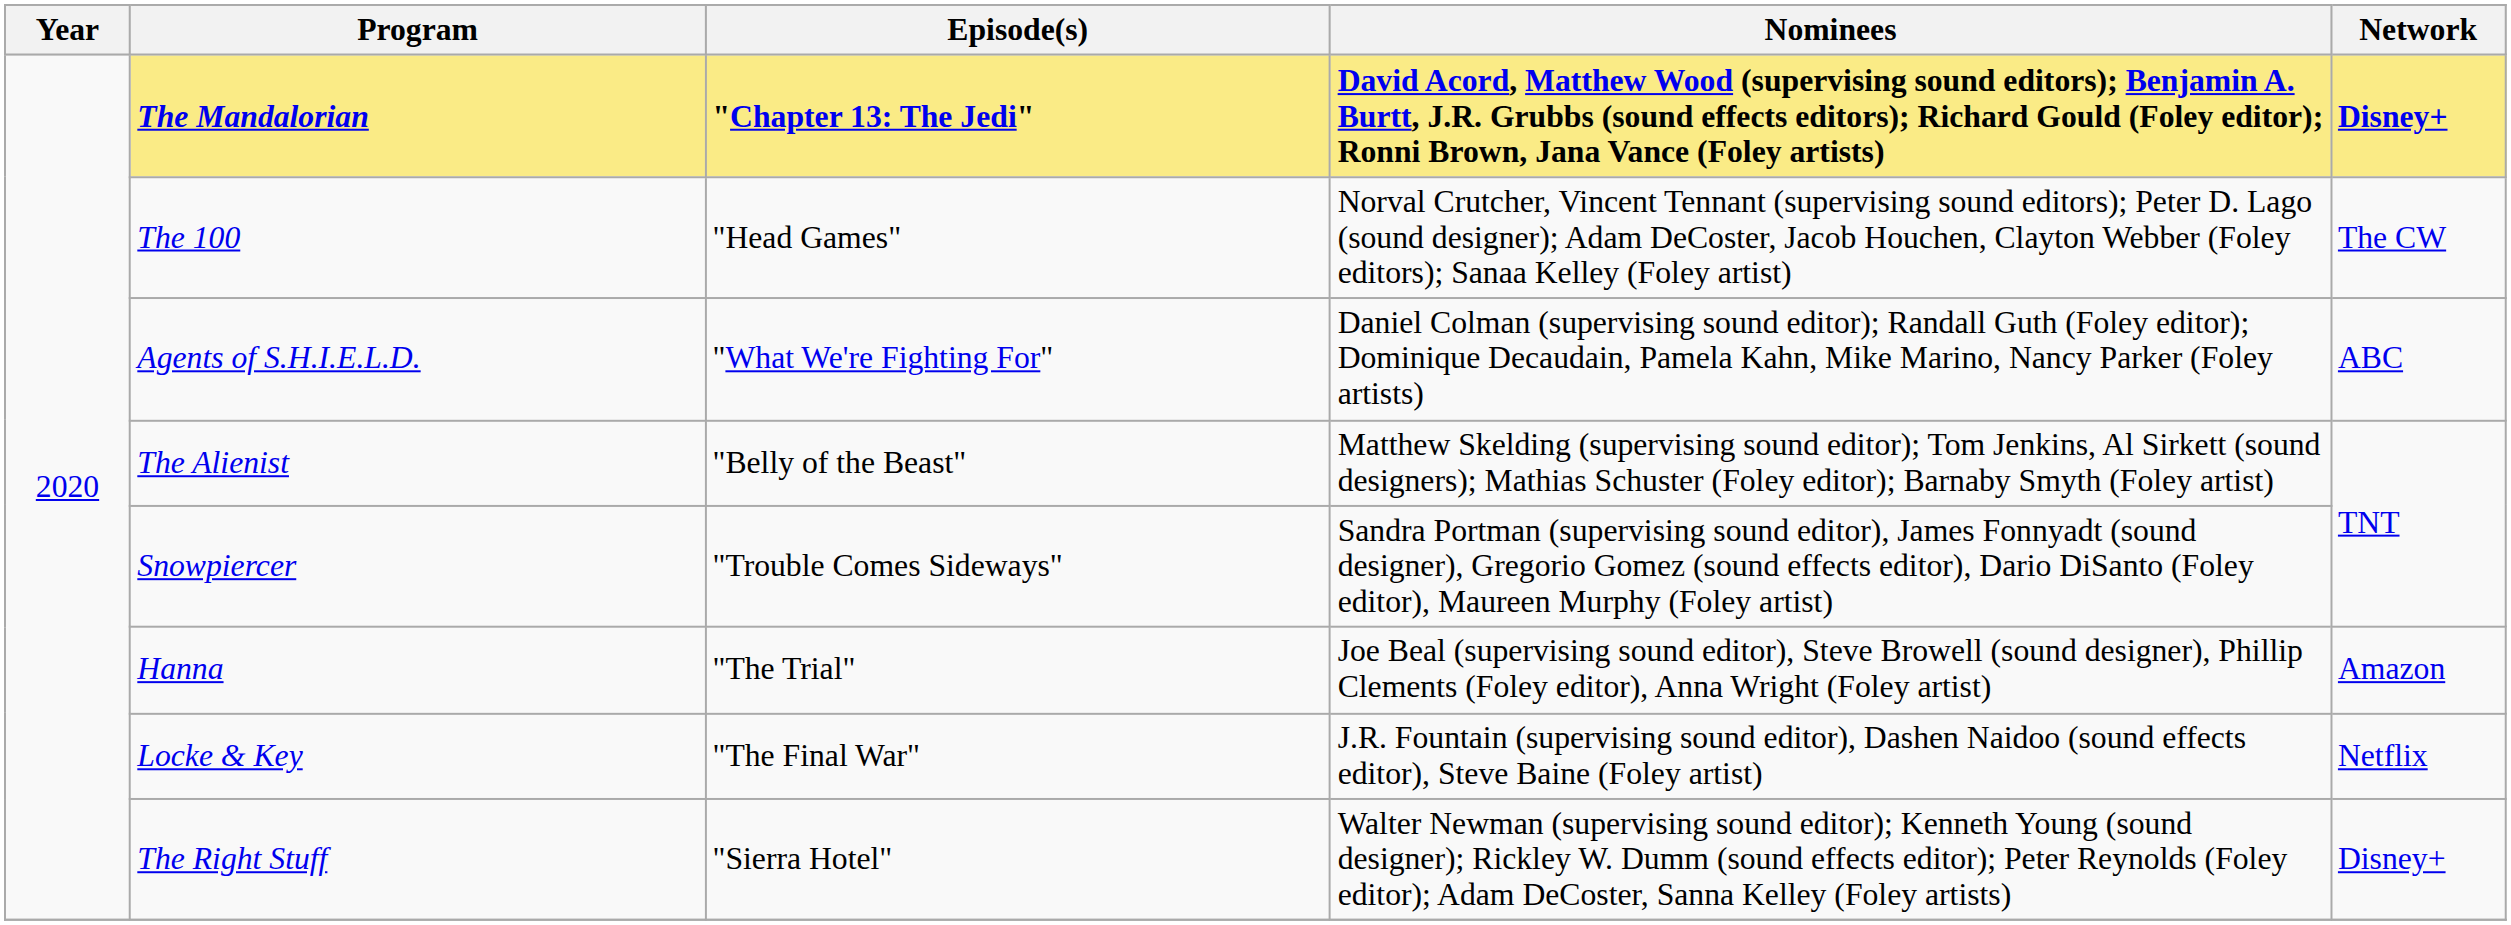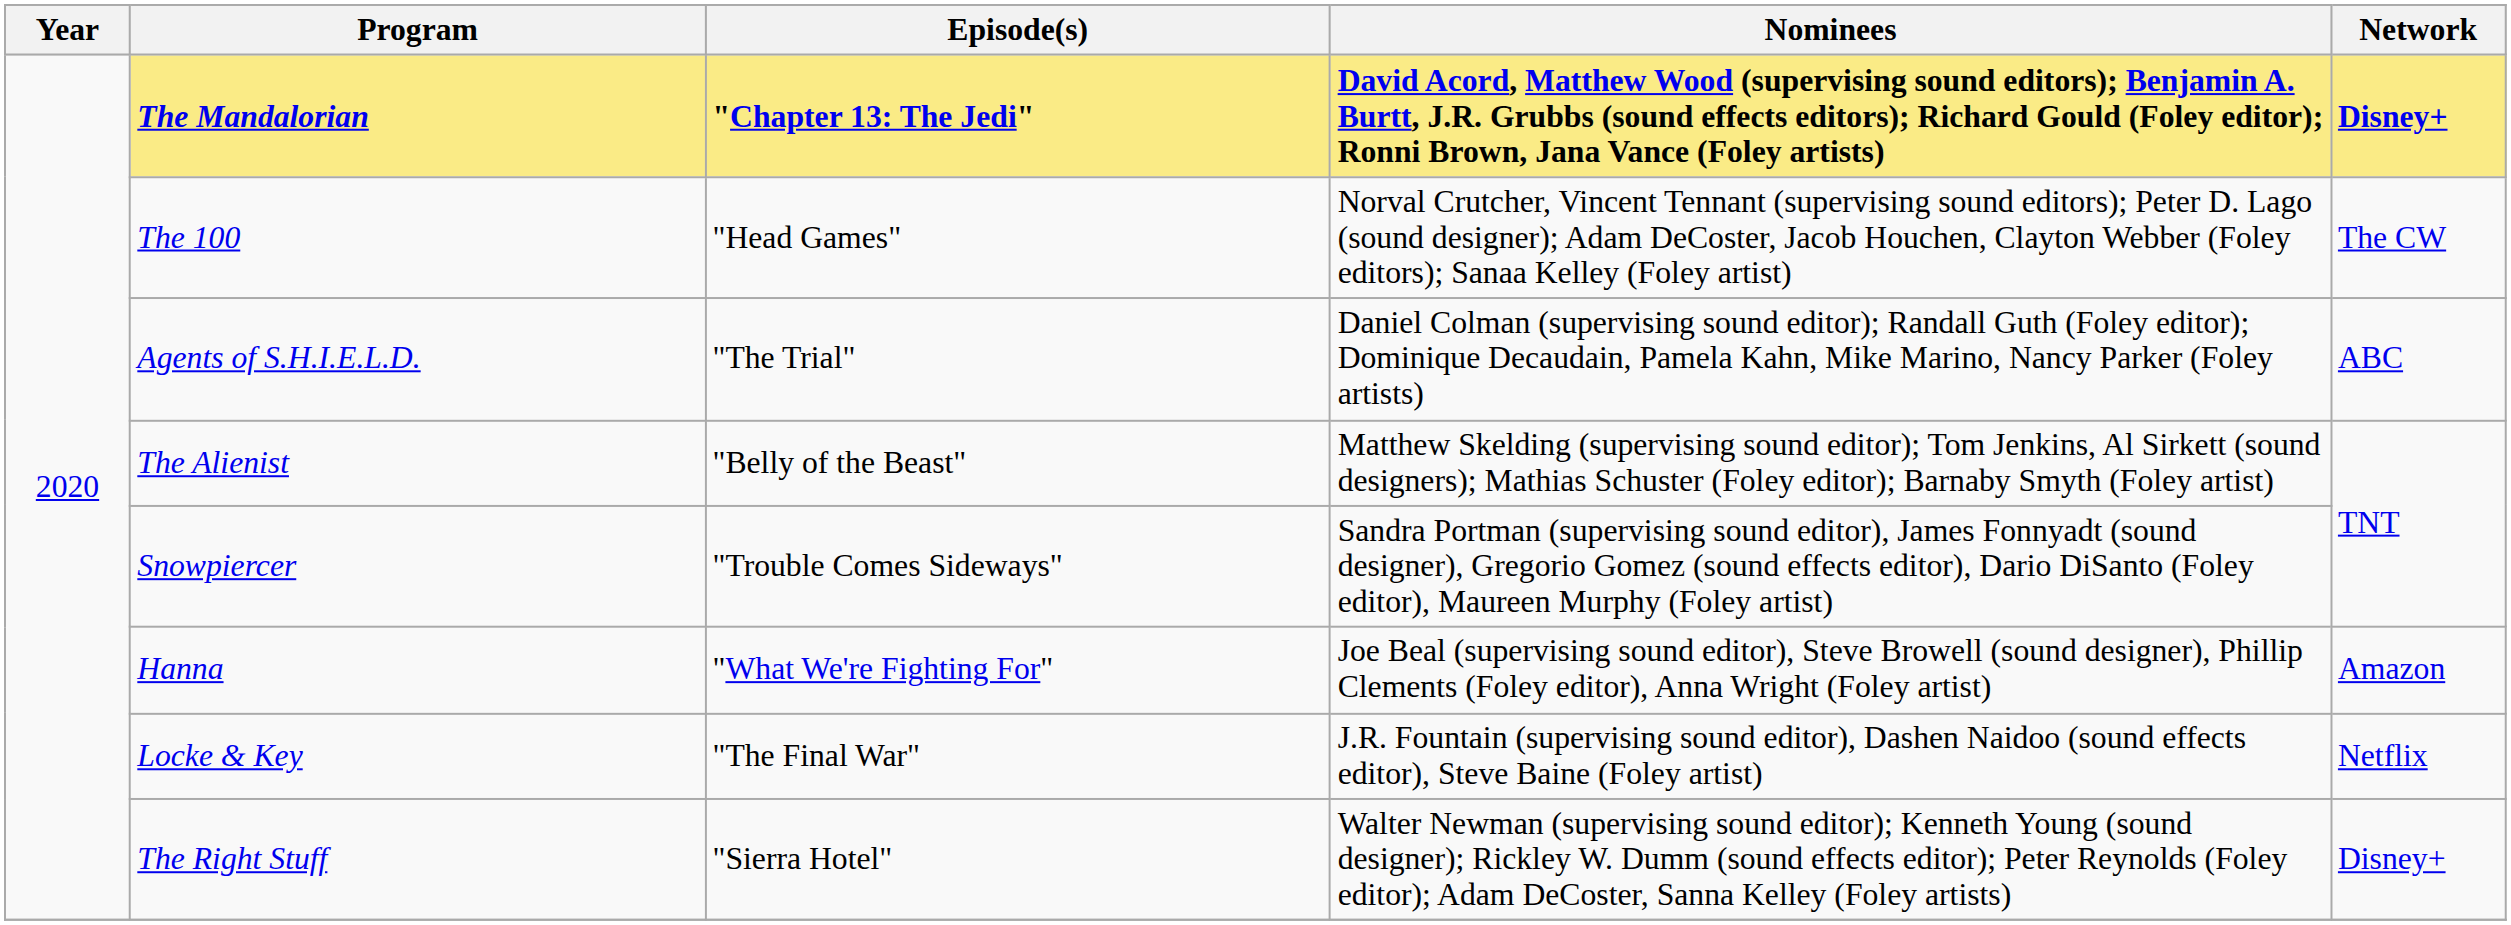(883, 358) "What We're Fighting For" -> (784, 358) "The Trial"
(784, 669) "The Trial" -> (883, 669) "What We're Fighting For"
